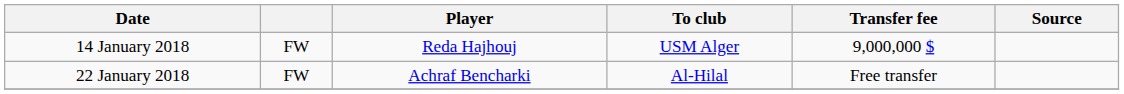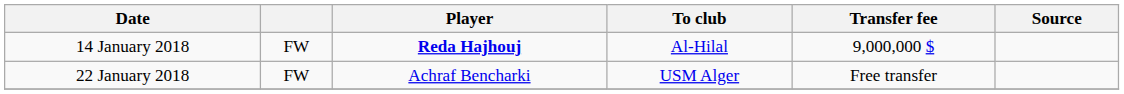(469, 46) normal -> (469, 46) bold
(699, 46) USM Alger -> (699, 46) Al-Hilal
(699, 74) Al-Hilal -> (699, 74) USM Alger
